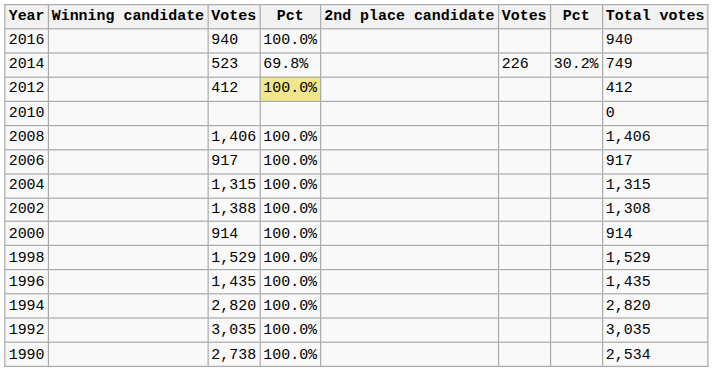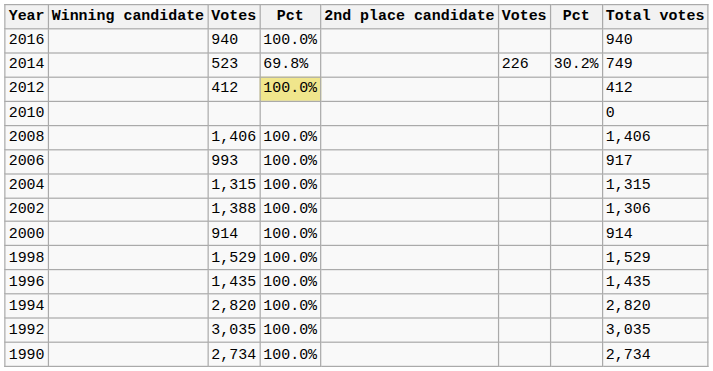(225, 161) 917 -> (225, 161) 993
(628, 210) 1,308 -> (628, 210) 1,306
(234, 354) 2,738 -> (234, 354) 2,734
(628, 354) 2,534 -> (628, 354) 2,734
